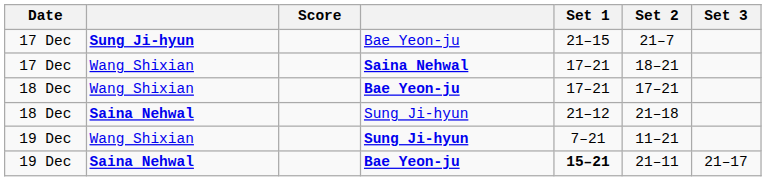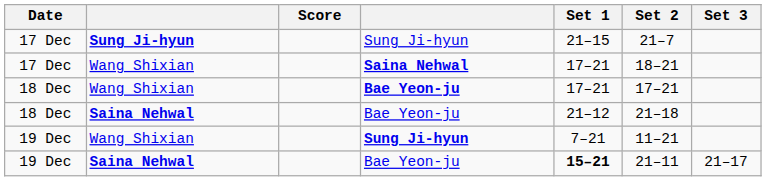(412, 41) Bae Yeon-ju -> (416, 41) Sung Ji-hyun
(416, 114) Sung Ji-hyun -> (412, 114) Bae Yeon-ju
(412, 163) bold -> (412, 163) normal
